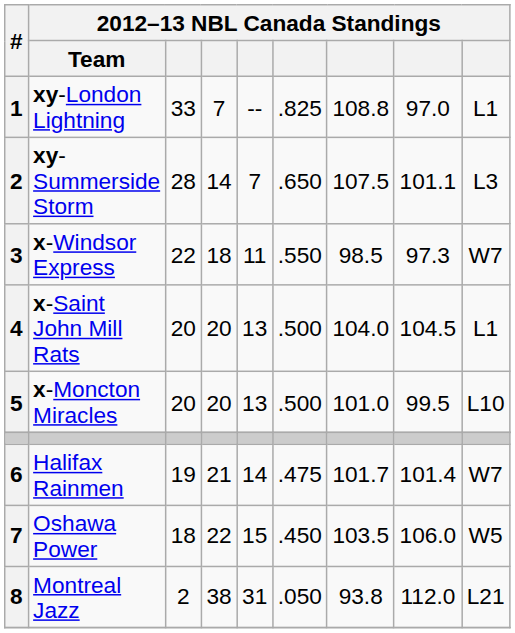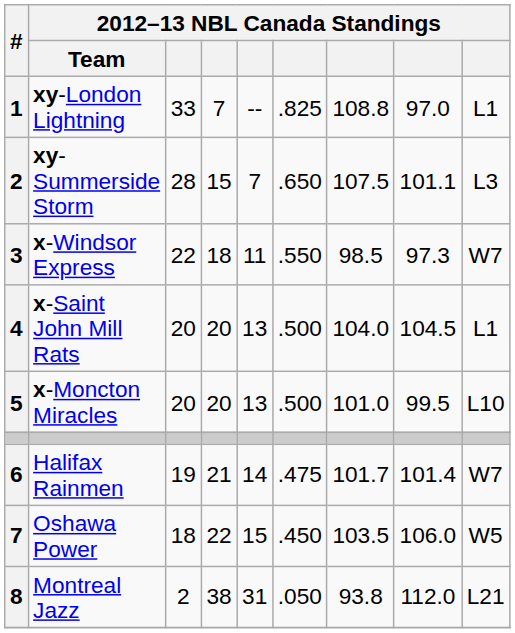(219, 181) 14 -> (219, 181) 15
